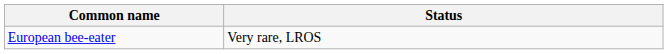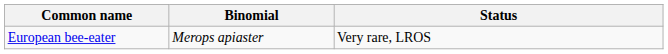+ column: (252, 15)
